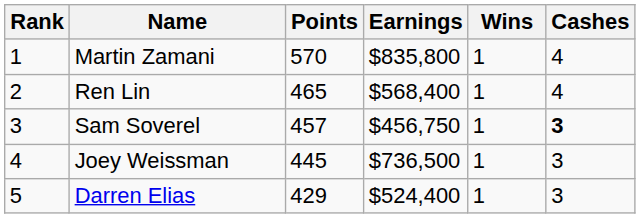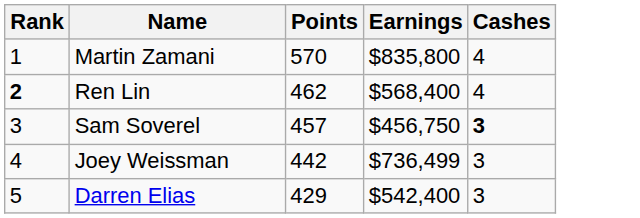- column: (507, 21)
(16, 91) normal -> (16, 91) bold
(309, 91) 465 -> (309, 91) 462
(309, 160) 445 -> (309, 160) 442
(415, 160) $736,500 -> (415, 160) $736,499
(415, 195) $524,400 -> (415, 195) $542,400
